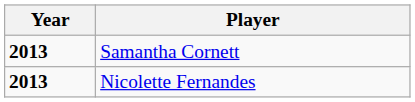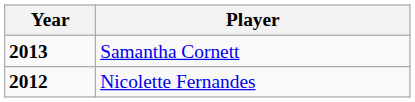(28, 81) 2013 -> (28, 81) 2012
